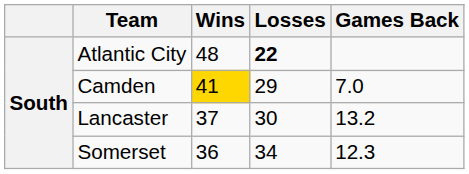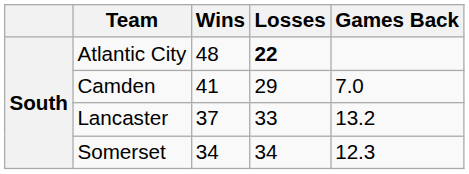(207, 86) gold background -> (207, 86) no background
(266, 119) 30 -> (266, 119) 33
(207, 151) 36 -> (207, 151) 34
